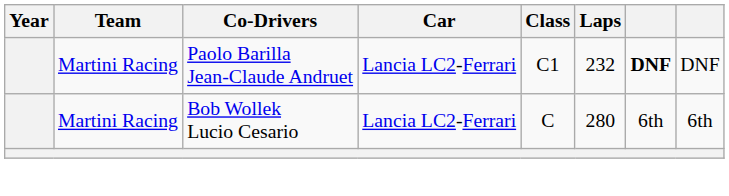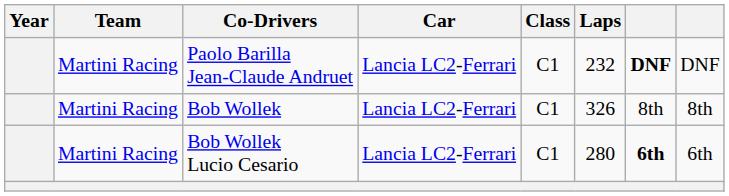+ row: (234, 109)
(548, 121) C -> (548, 153) C1
(651, 121) normal -> (651, 153) bold
